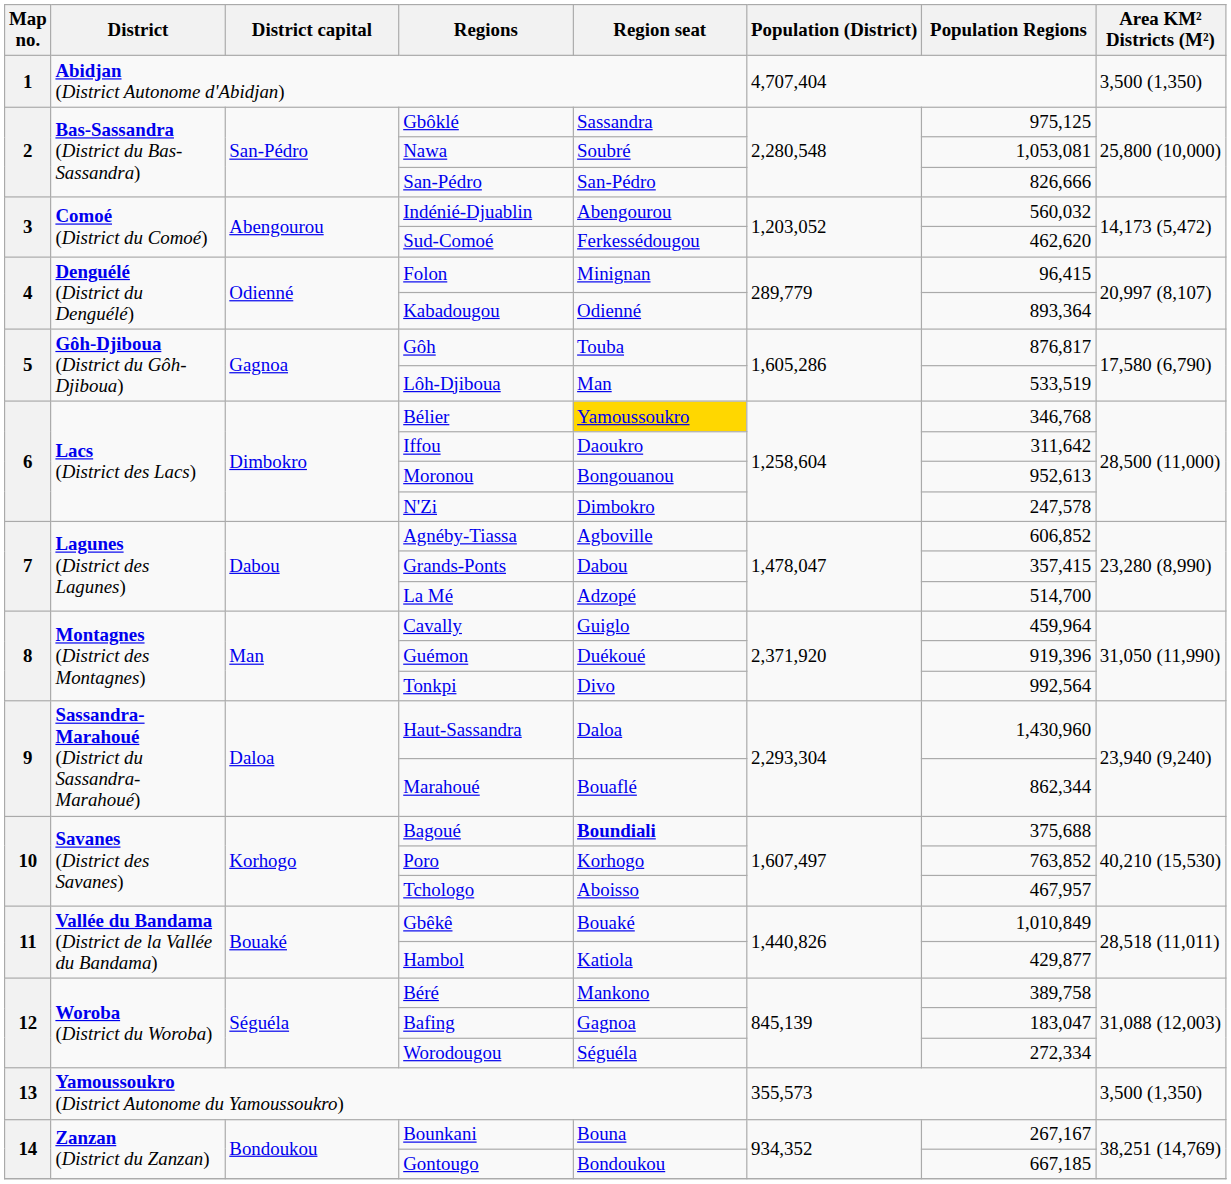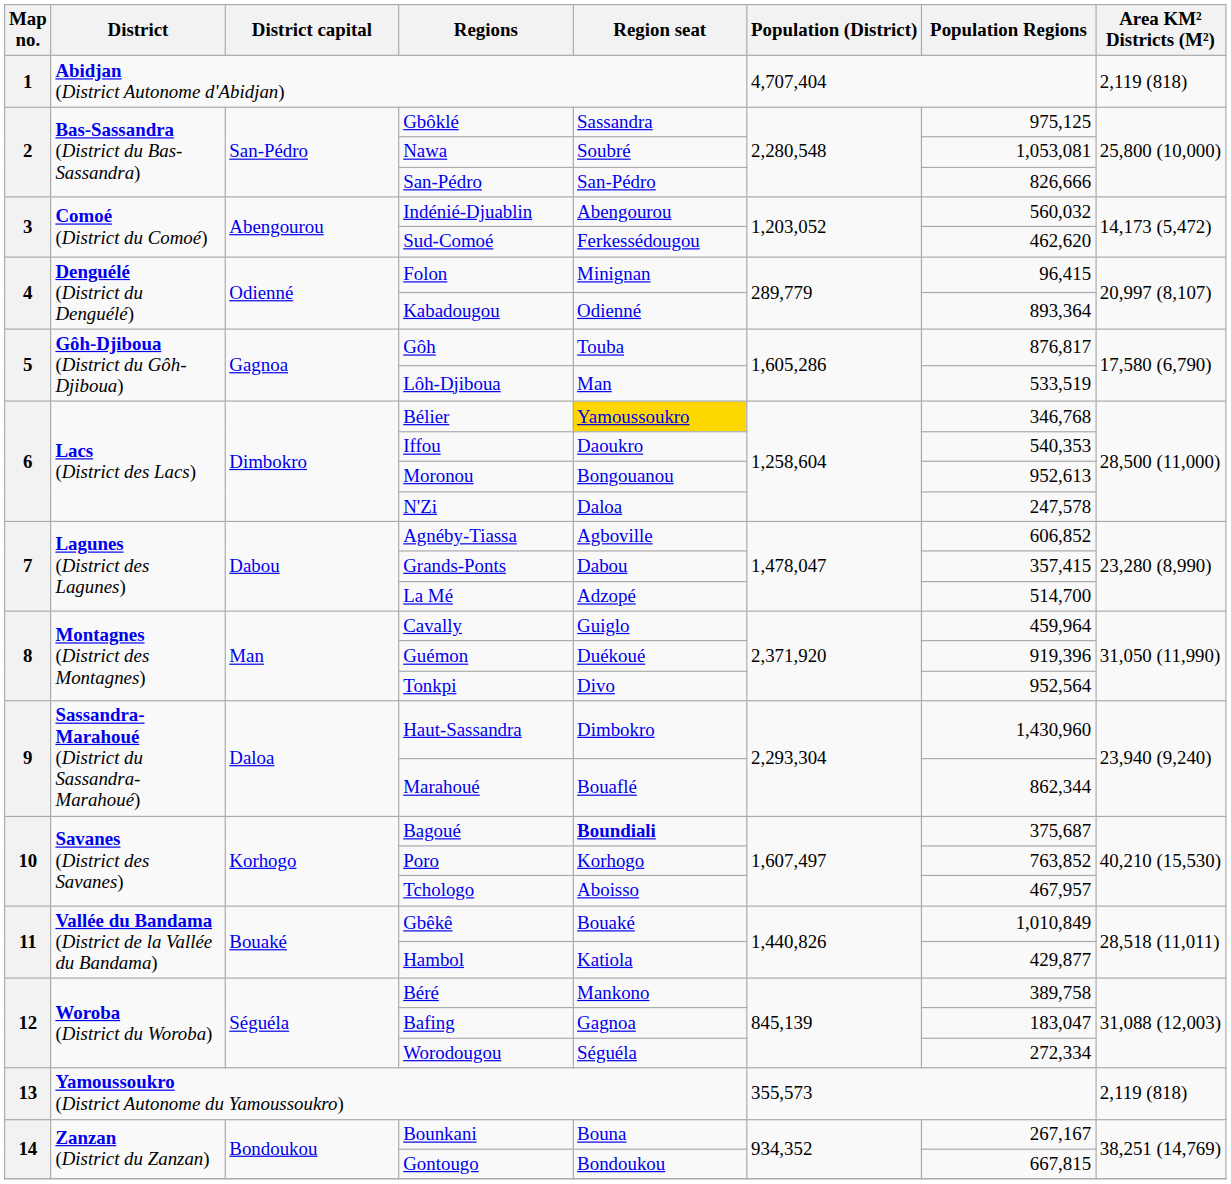(1151, 81) 3,500 (1,350) -> (1144, 81) 2,119 (818)
(1061, 446) 311,642 -> (1060, 446) 540,353
(616, 506) Dimbokro -> (600, 506) Daloa
(1060, 685) 992,564 -> (1060, 685) 952,564
(600, 729) Daloa -> (616, 729) Dimbokro
(1060, 830) 375,688 -> (1060, 830) 375,687
(1151, 1093) 3,500 (1,350) -> (1144, 1093) 2,119 (818)
(1060, 1163) 667,185 -> (1060, 1163) 667,815
